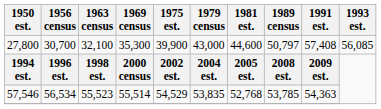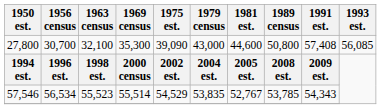(172, 44) 39,900 -> (172, 44) 39,090
(283, 44) 50,797 -> (283, 44) 50,800
(246, 94) 52,768 -> (246, 94) 52,767
(320, 94) 54,363 -> (320, 94) 54,343
